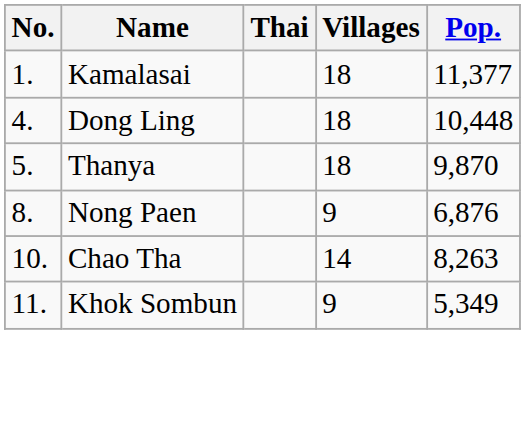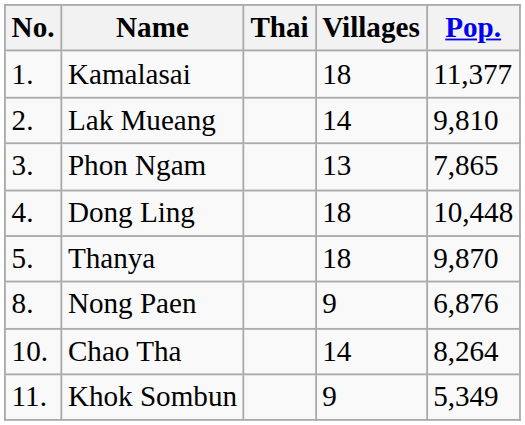+ row: (142, 119)
+ row: (137, 166)
(466, 258) 8,263 -> (466, 350) 8,264
